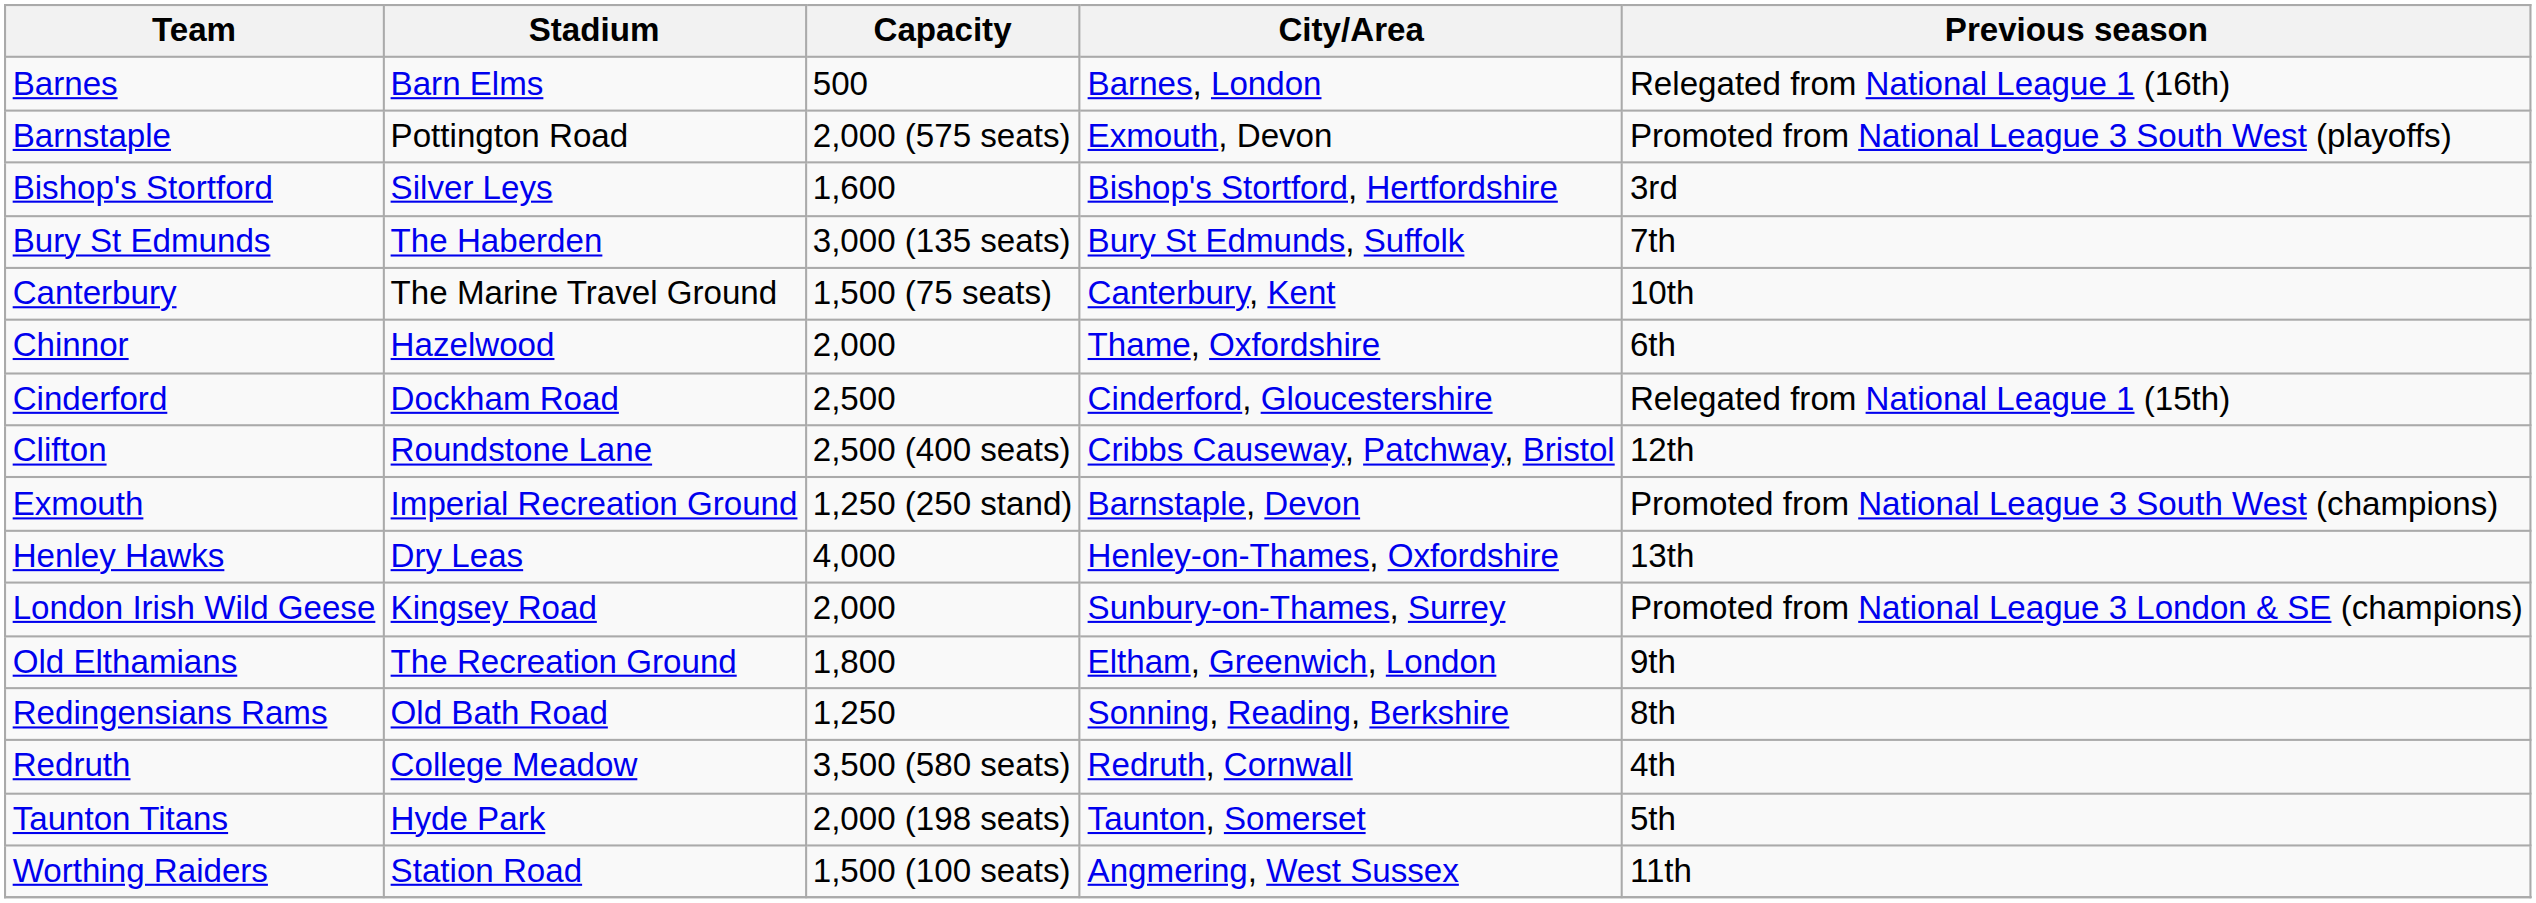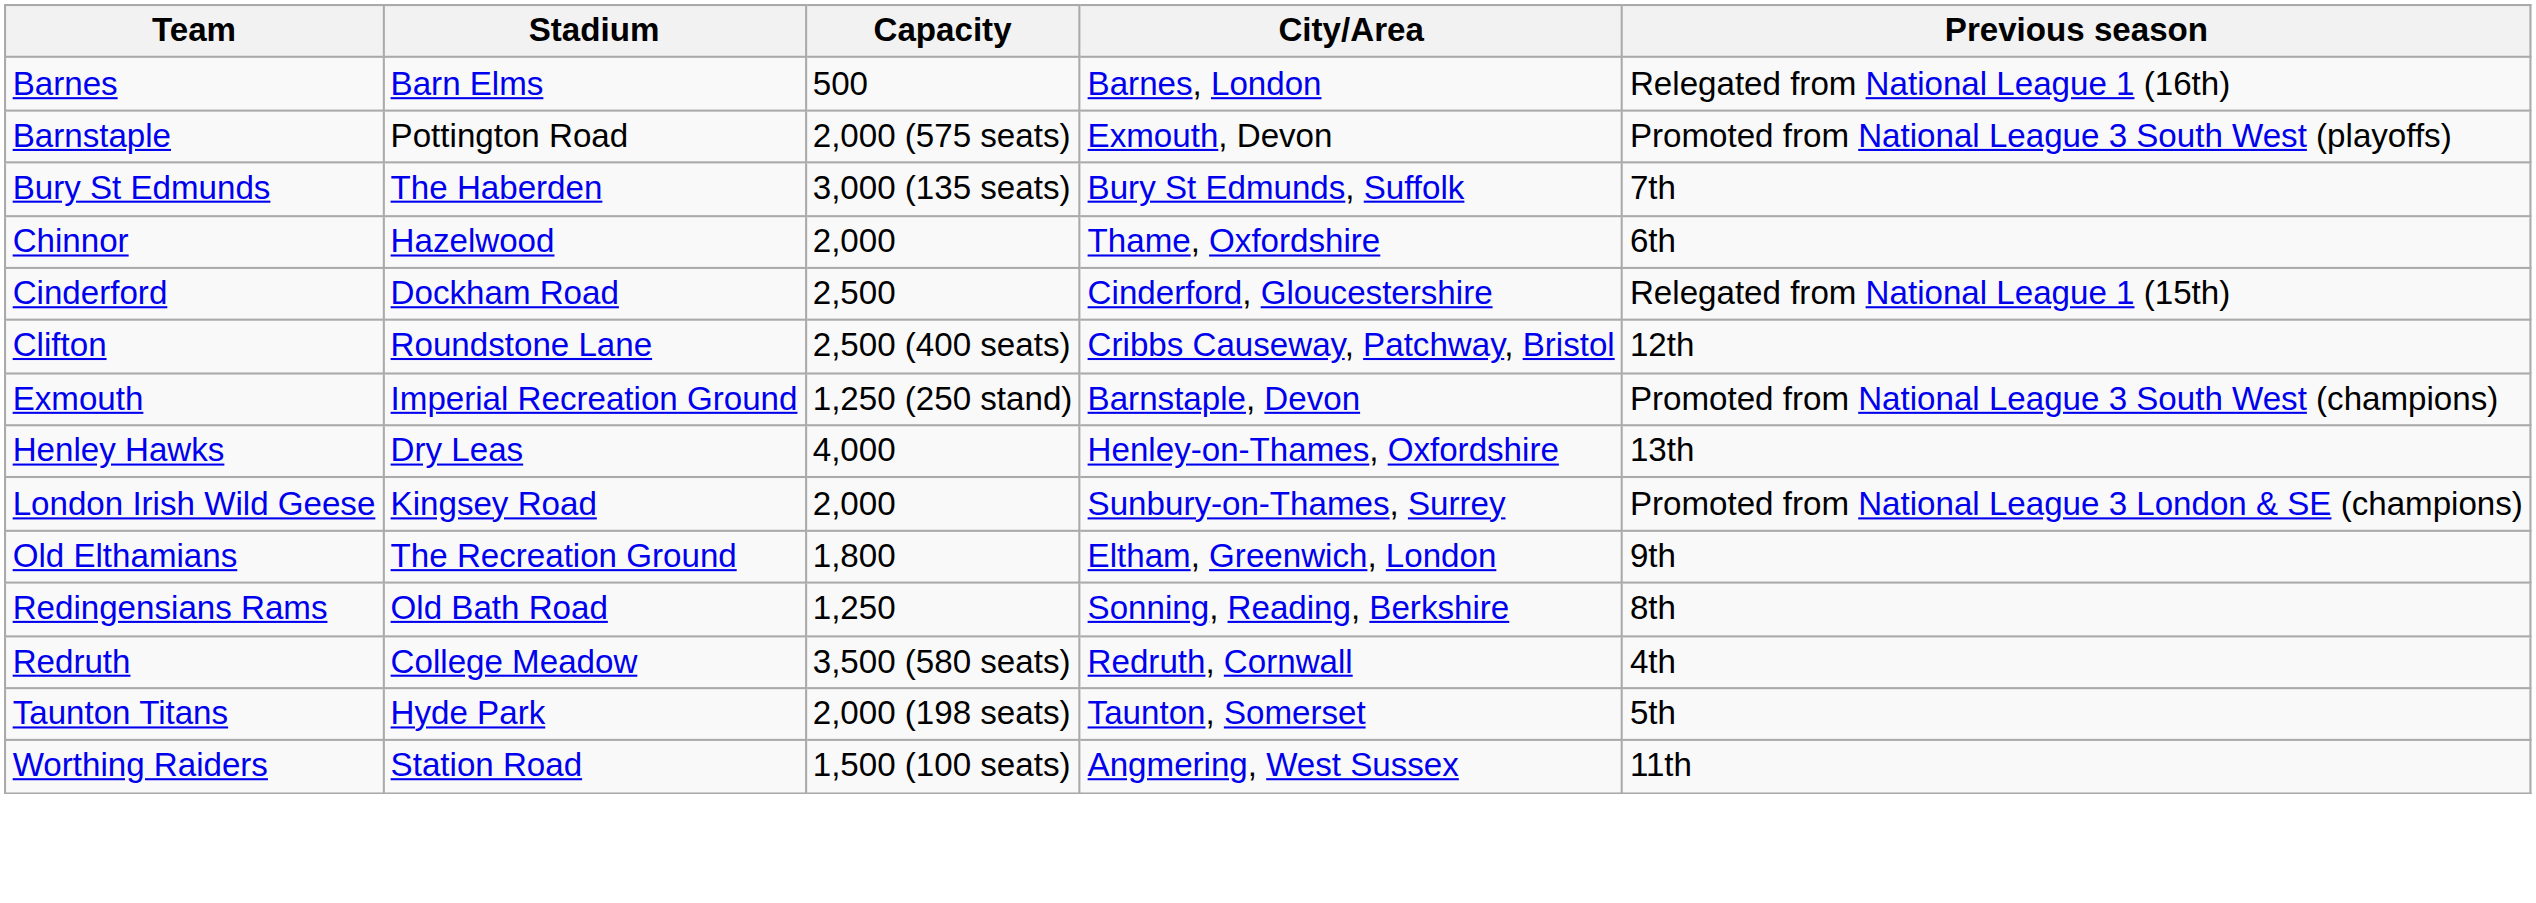- row: (143, 188)
- row: (95, 293)
